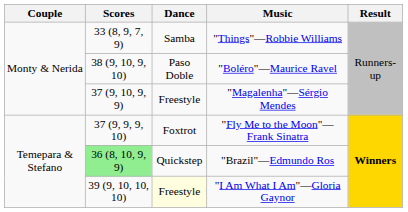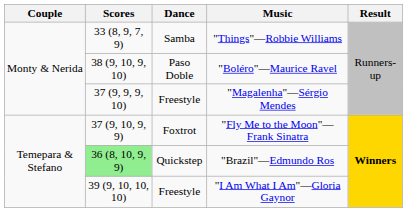(119, 99) 37 (9, 10, 9, 9) -> (119, 99) 37 (9, 9, 9, 10)
(119, 130) 37 (9, 9, 9, 10) -> (119, 130) 37 (9, 10, 9, 9)
(179, 191) lightyellow background -> (179, 191) no background
